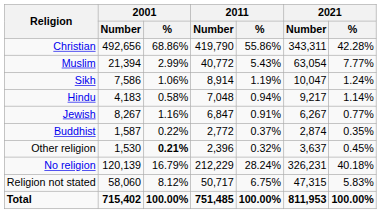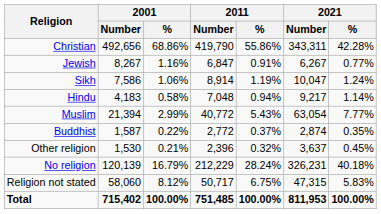rows swapped: (79, 64) <-> (79, 115)
(173, 149) bold -> (173, 149) normal
